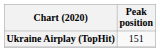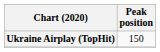(136, 39) 151 -> (136, 39) 150
